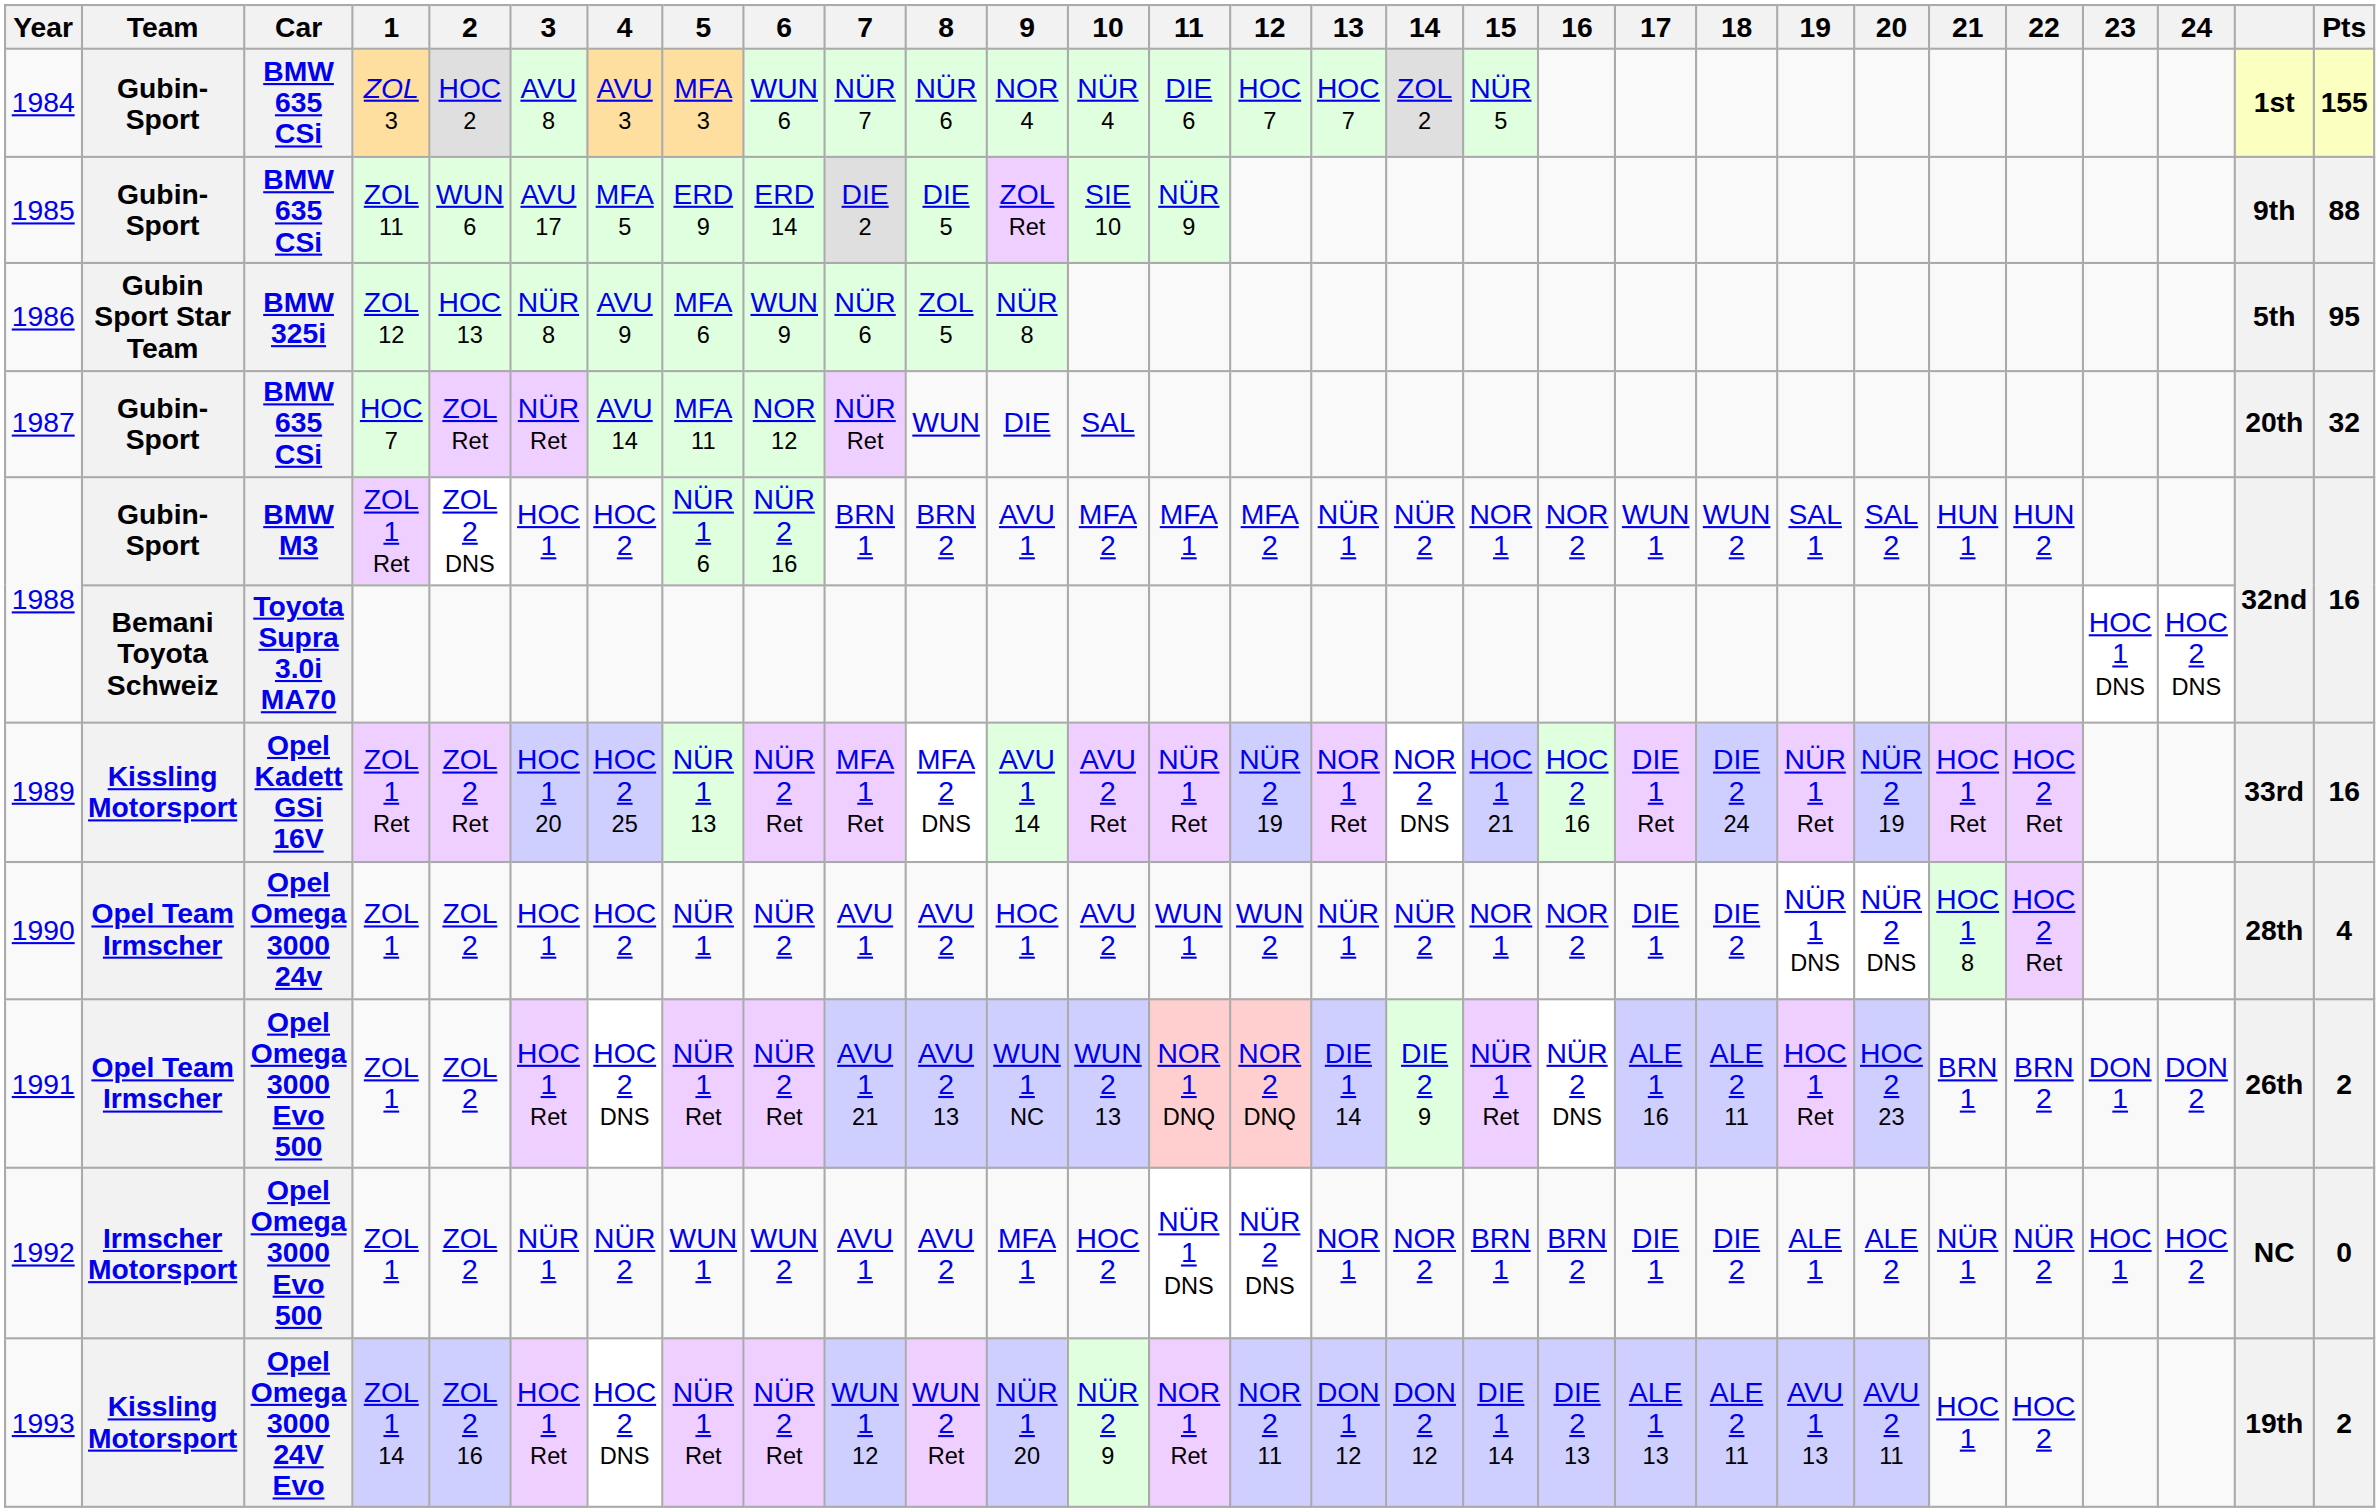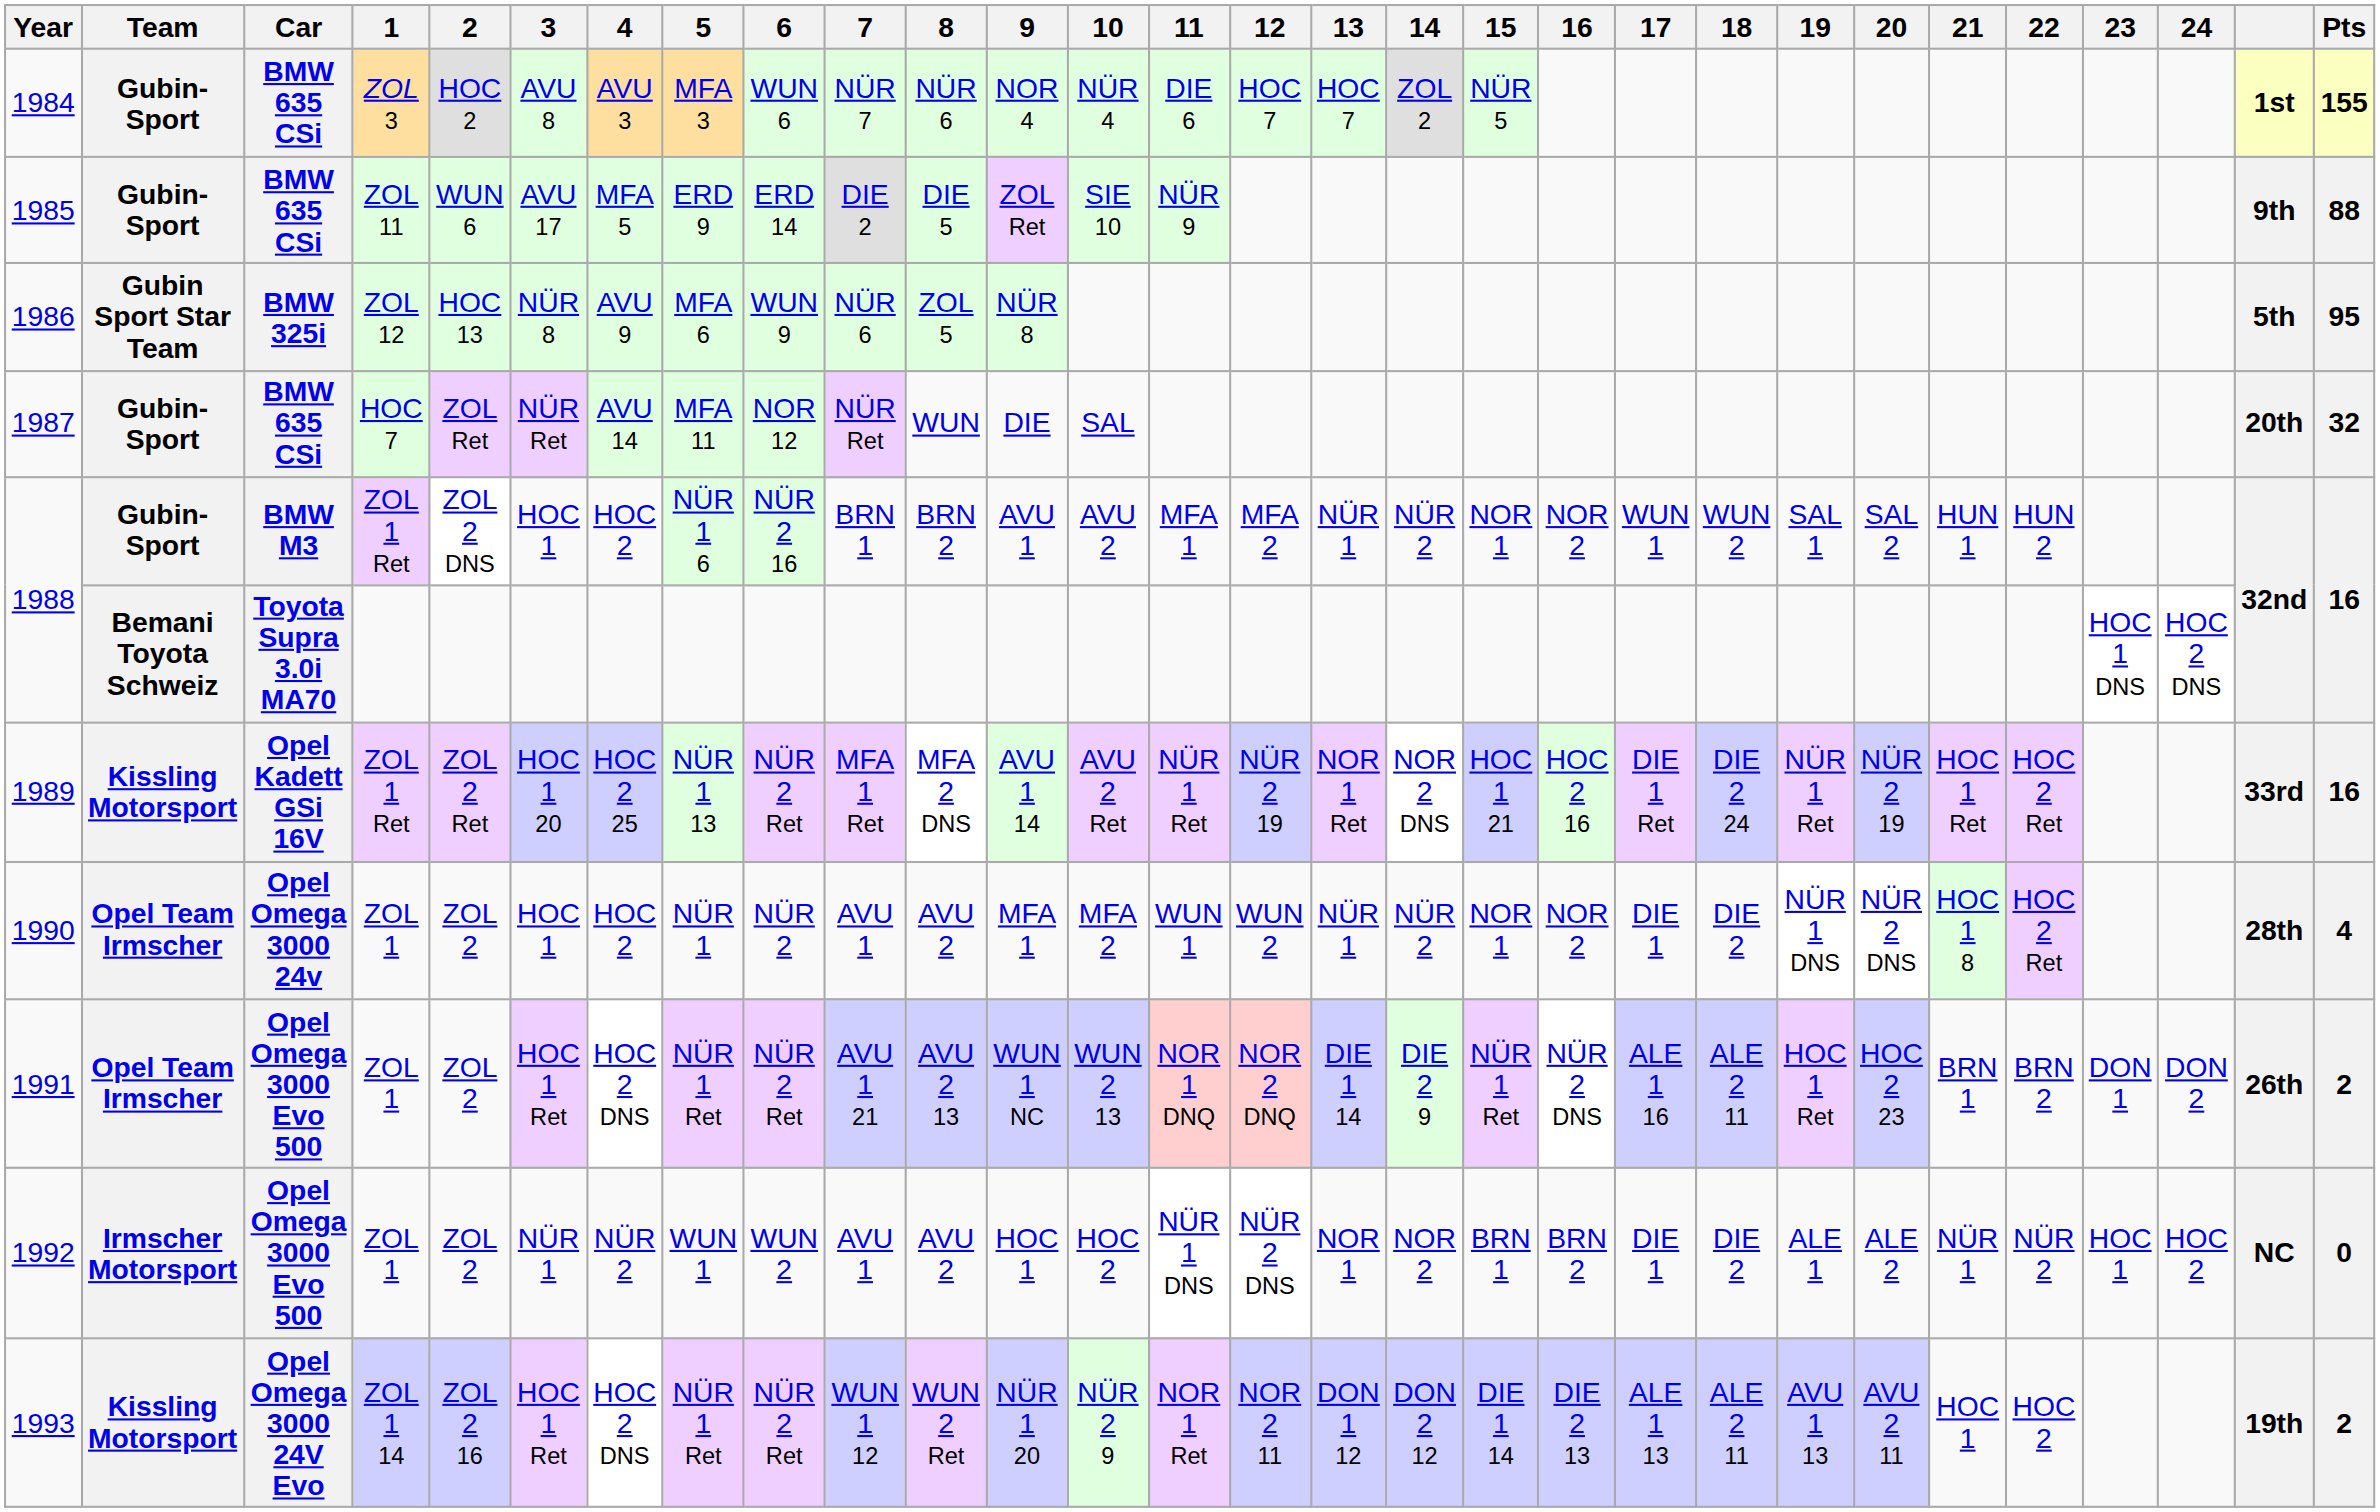(1108, 531) MFA 2 -> (1108, 531) AVU 2
(1027, 930) HOC 1 -> (1027, 930) MFA 1
(1108, 930) AVU 2 -> (1108, 930) MFA 2
(1027, 1253) MFA 1 -> (1027, 1253) HOC 1
